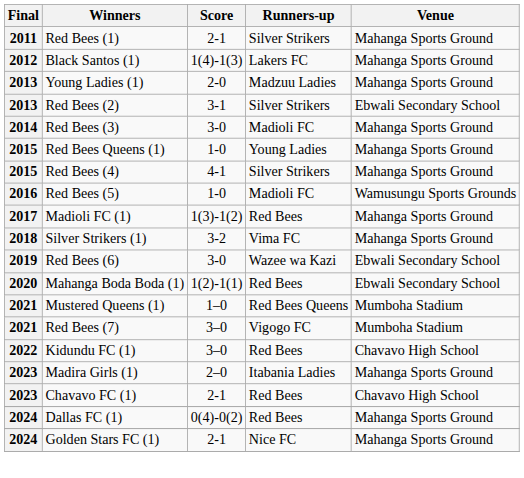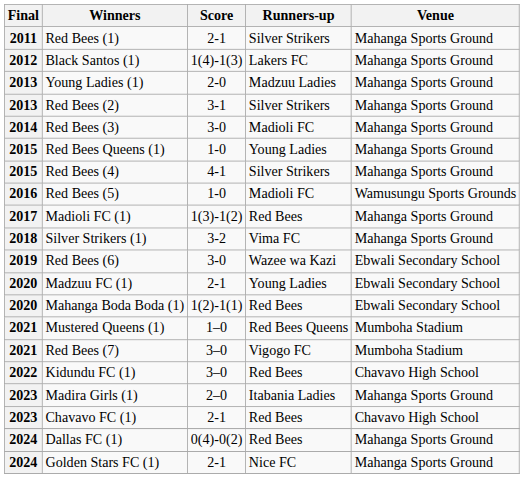(427, 104) Ebwali Secondary School -> (424, 104) Mahanga Sports Ground
+ row: (89, 283)
